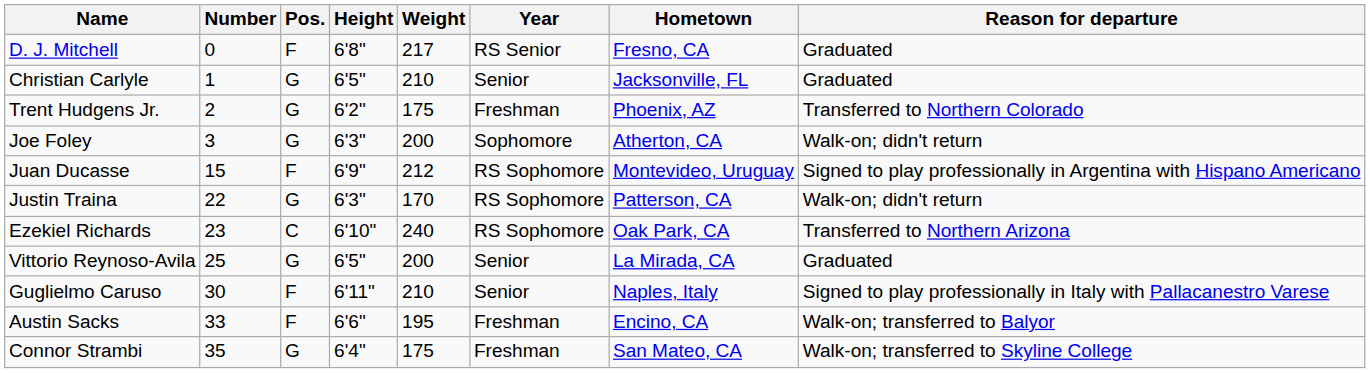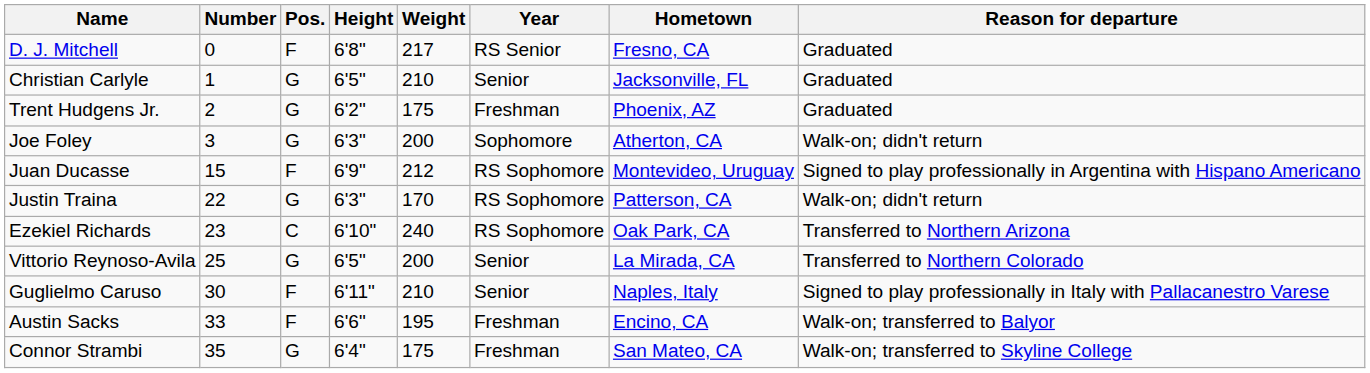(943, 110) Transferred to Northern Colorado -> (848, 110) Graduated
(848, 261) Graduated -> (943, 261) Transferred to Northern Colorado
